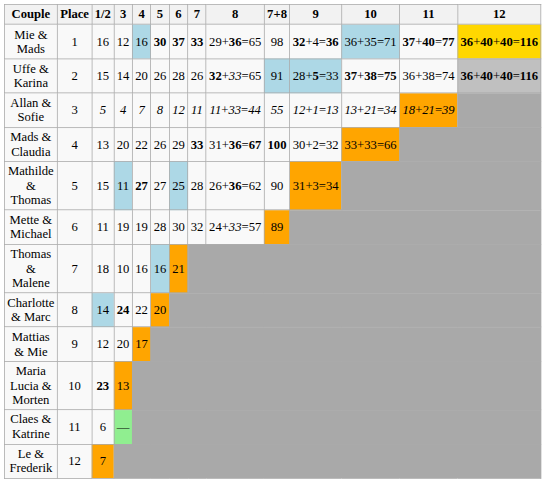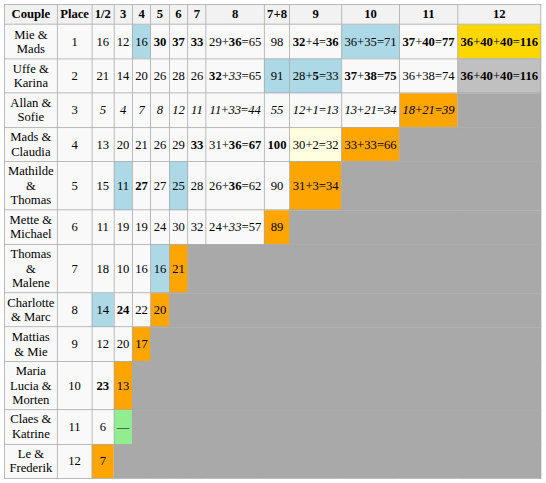(103, 75) 15 -> (103, 75) 21
(142, 144) 22 -> (142, 144) 21
(316, 144) no background -> (316, 144) lightyellow background
(160, 227) 28 -> (160, 227) 24
